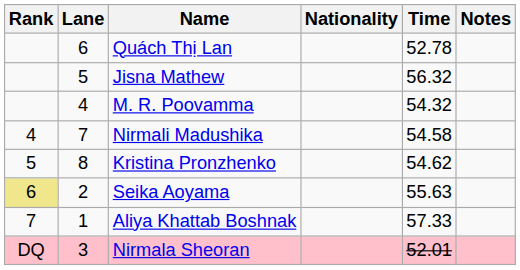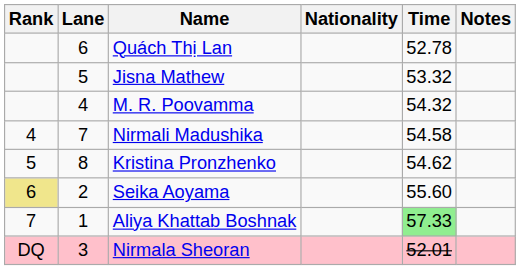(429, 76) 56.32 -> (429, 76) 53.32
(429, 192) 55.63 -> (429, 192) 55.60
(429, 221) no background -> (429, 221) lightgreen background
